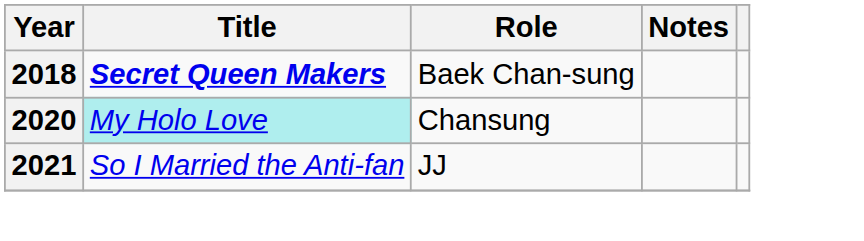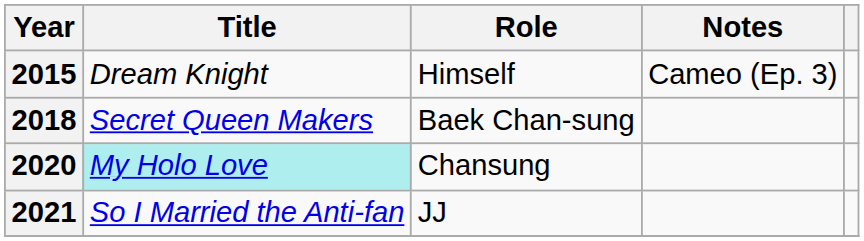+ row: (44, 73)
(238, 73) bold -> (231, 119) normal
